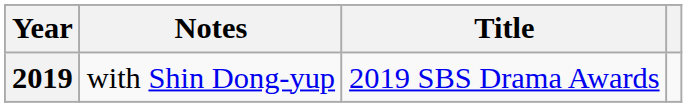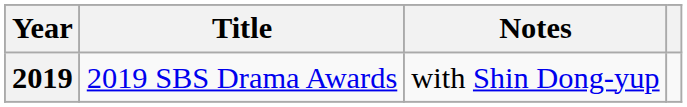columns swapped: (504, 28) <-> (211, 28)
